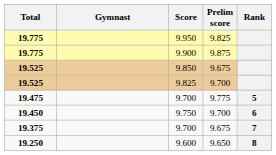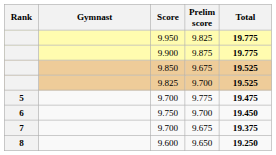columns swapped: (254, 17) <-> (30, 17)
